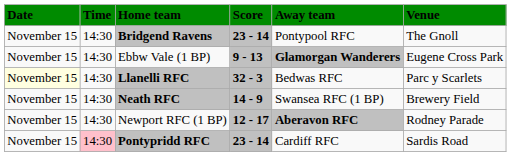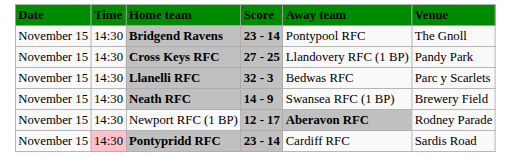+ row: (174, 57)
- row: (164, 57)
(42, 78) lightyellow background -> (53, 78) no background
